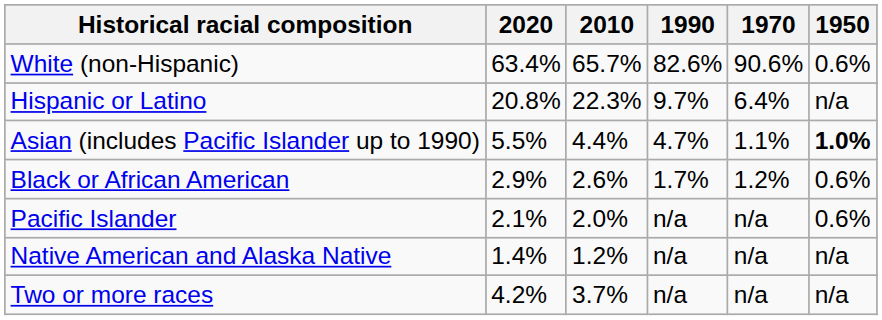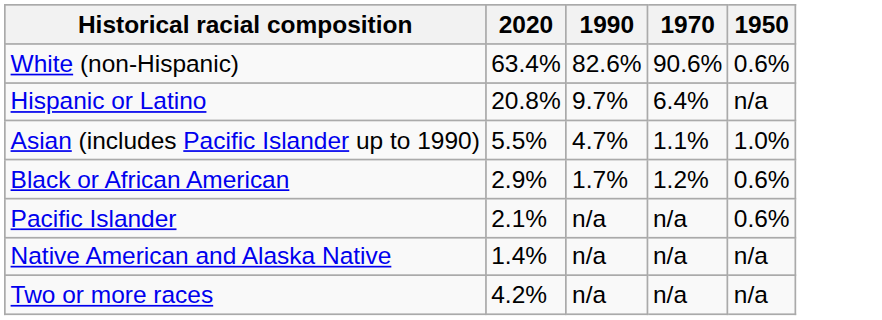- column: (607, 25)
(843, 141) bold -> (762, 141) normal
